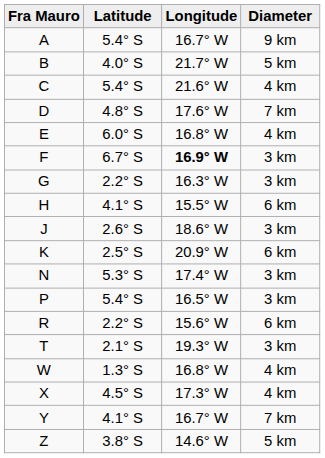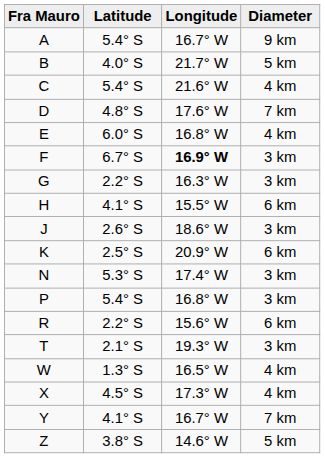(201, 299) 16.5° W -> (201, 299) 16.8° W
(201, 370) 16.8° W -> (201, 370) 16.5° W
